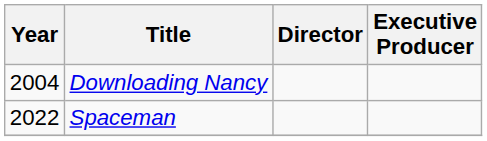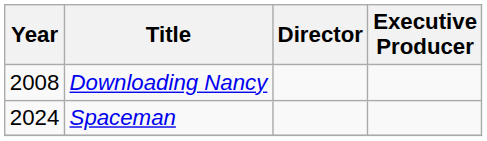(35, 82) 2004 -> (35, 82) 2008
(35, 117) 2022 -> (35, 117) 2024
